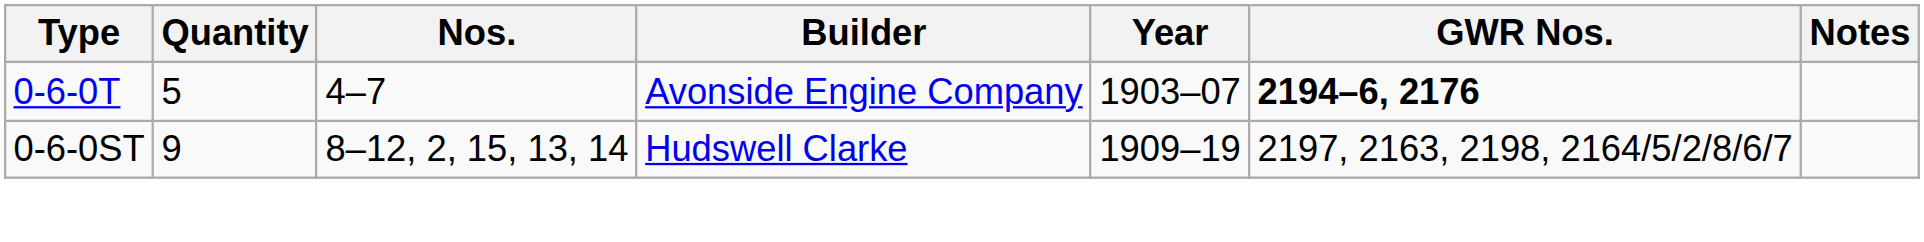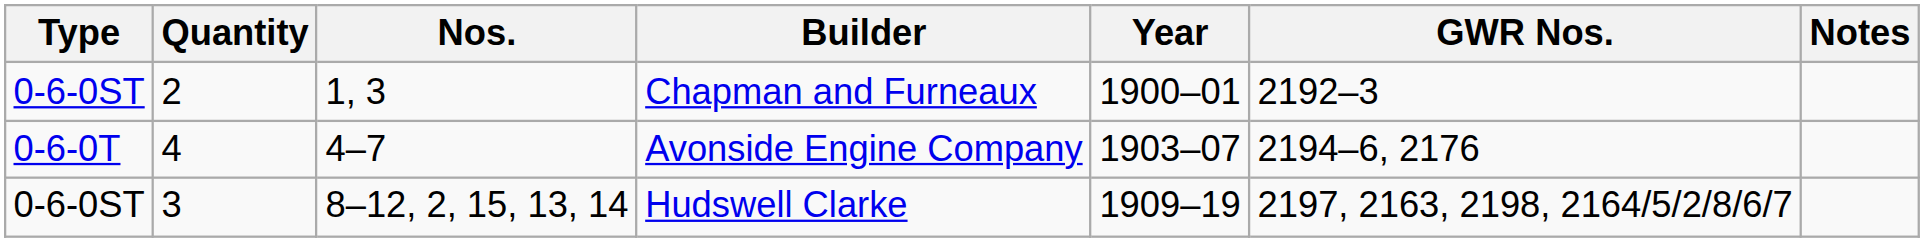+ row: (841, 90)
(172, 90) 5 -> (172, 148) 4
(1369, 90) bold -> (1369, 148) normal
(172, 148) 9 -> (172, 206) 3
